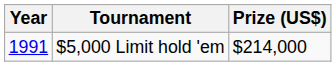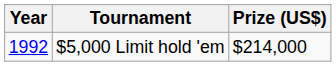(28, 46) 1991 -> (28, 46) 1992
